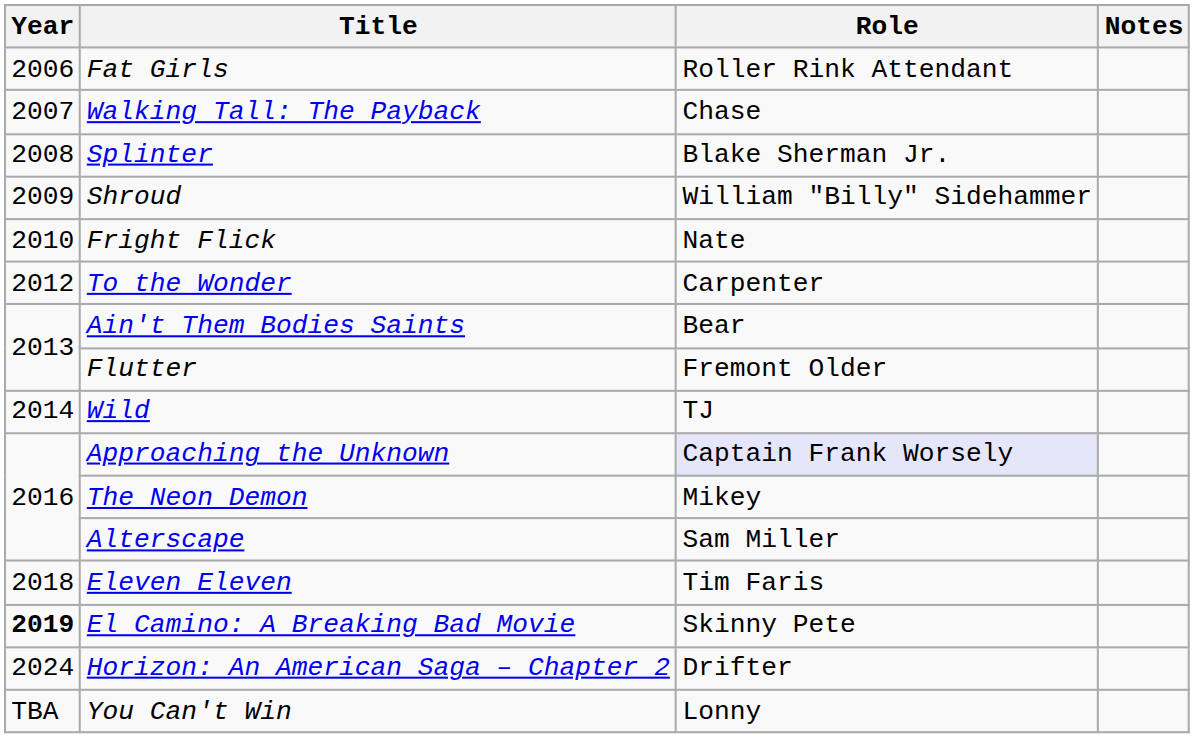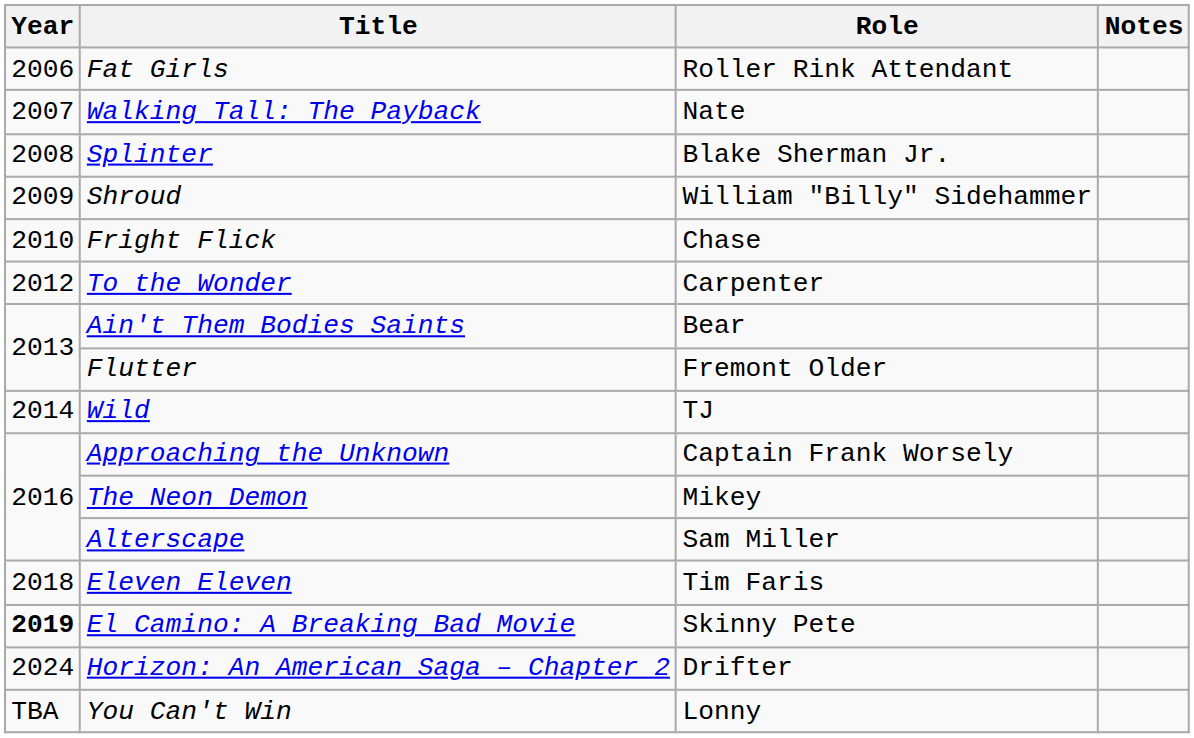(722, 112) Chase -> (714, 112) Nate
(714, 240) Nate -> (722, 240) Chase
(848, 454) lavender background -> (848, 454) no background
